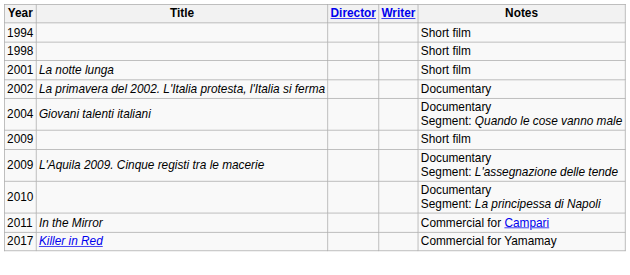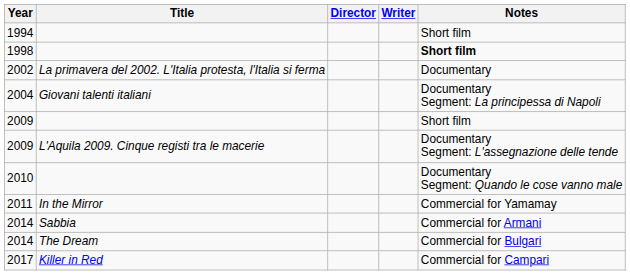(446, 51) normal -> (448, 51) bold
- row: (20, 70)
(522, 114) Documentary Segment: Quando le cose vanno male -> (511, 95) Documentary Segment: La principessa di Napoli
(511, 197) Documentary Segment: La principessa di Napoli -> (522, 178) Documentary Segment: Quando le cose vanno male
(485, 222) Commercial for Campari -> (489, 204) Commercial for Yamamay
+ row: (20, 222)
+ row: (20, 241)
(489, 241) Commercial for Yamamay -> (485, 260) Commercial for Campari
